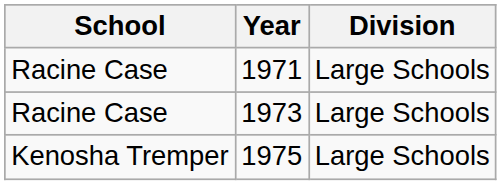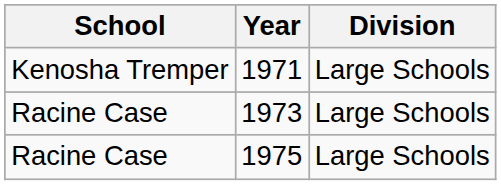(89, 69) Racine Case -> (120, 69) Kenosha Tremper
(120, 156) Kenosha Tremper -> (89, 156) Racine Case
